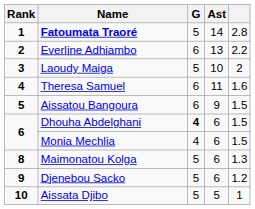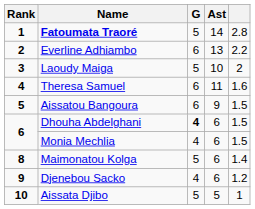(239, 159) 1.3 -> (239, 159) 1.4
(196, 178) 5 -> (196, 178) 4
